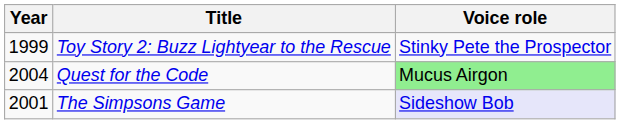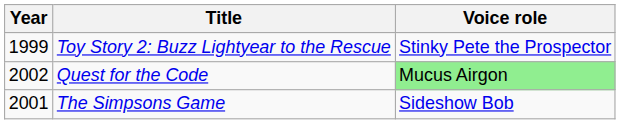(29, 75) 2004 -> (29, 75) 2002
(456, 103) lavender background -> (456, 103) no background
